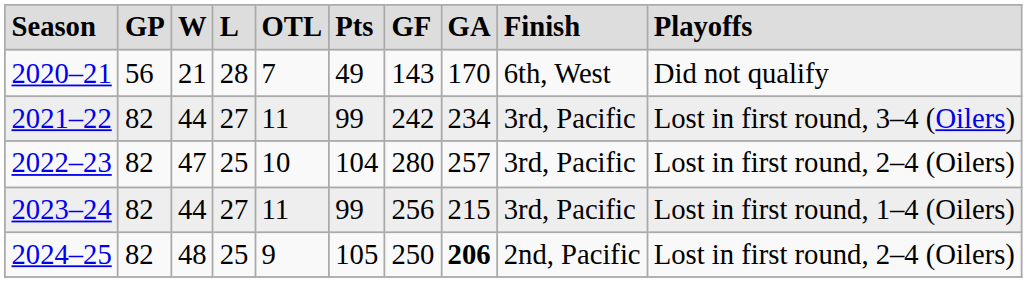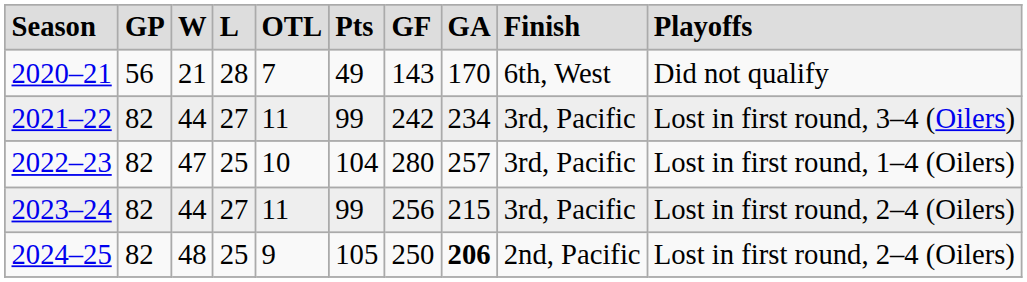(834, 163) Lost in first round, 2–4 (Oilers) -> (834, 163) Lost in first round, 1–4 (Oilers)
(834, 208) Lost in first round, 1–4 (Oilers) -> (834, 208) Lost in first round, 2–4 (Oilers)
